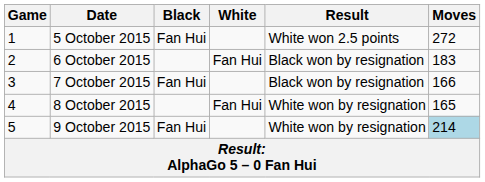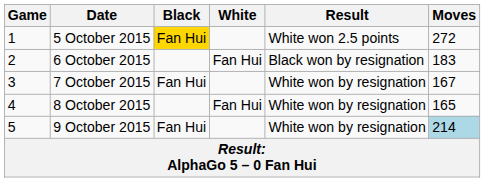(182, 38) no background -> (182, 38) gold background
(346, 82) Black won by resignation -> (347, 82) White won by resignation
(444, 82) 166 -> (444, 82) 167
